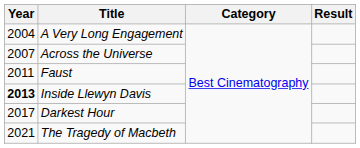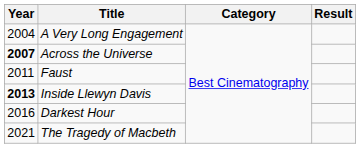(21, 53) normal -> (21, 53) bold
(21, 113) 2017 -> (21, 113) 2016
